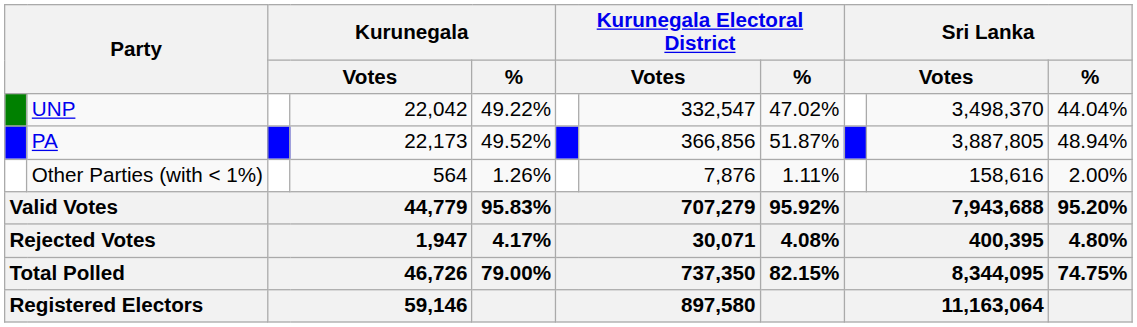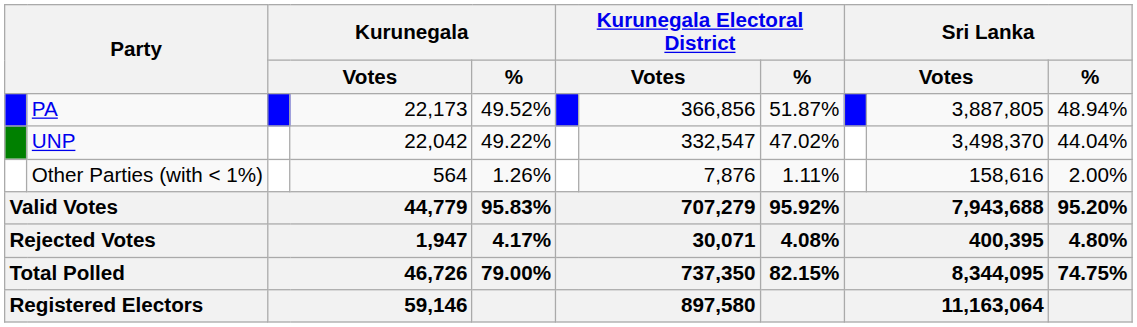rows swapped: (45, 142) <-> (54, 109)
